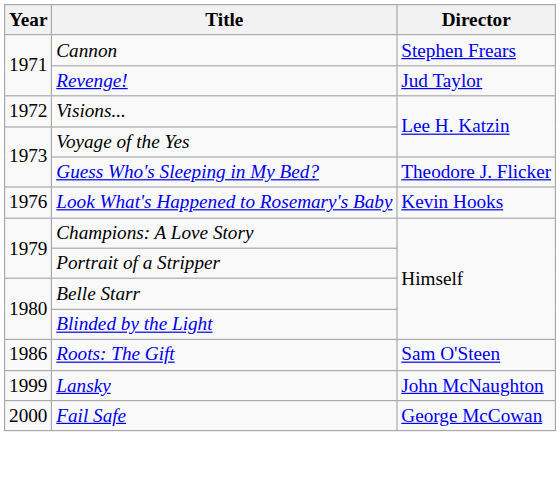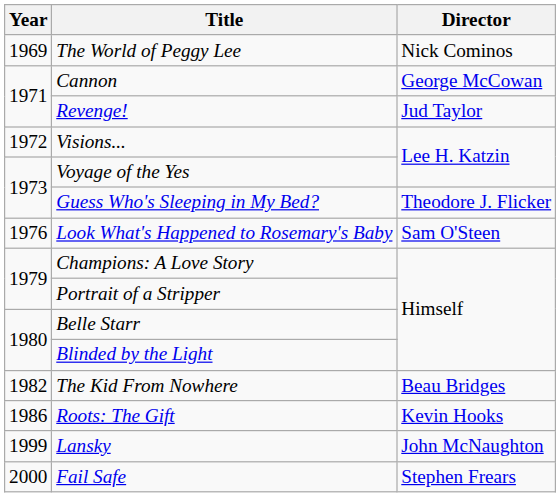+ row: (149, 50)
(459, 50) Stephen Frears -> (472, 80) George McCowan
(452, 202) Kevin Hooks -> (451, 232) Sam O'Steen
+ row: (147, 385)
(451, 354) Sam O'Steen -> (452, 415) Kevin Hooks
(472, 415) George McCowan -> (459, 476) Stephen Frears
